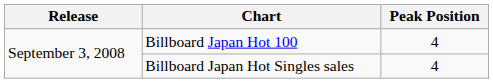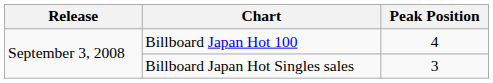(435, 66) 4 -> (435, 66) 3
